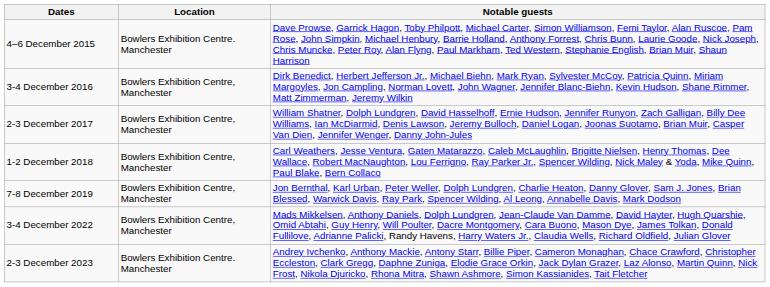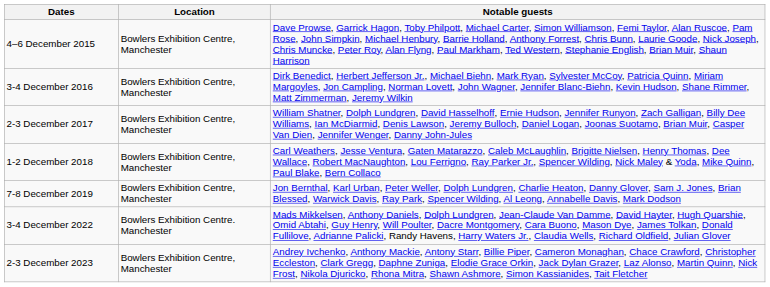(178, 44) Bowlers Exhibition Centre. Manchester -> (178, 44) Bowlers Exhibition Centre, Manchester
(178, 225) Bowlers Exhibition Centre, Manchester -> (178, 225) Bowlers Exhibition Centre. Manchester
(178, 263) Bowlers Exhibition Centre. Manchester -> (178, 263) Bowlers Exhibition Centre, Manchester
